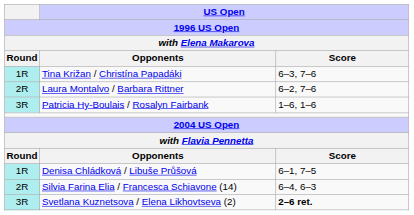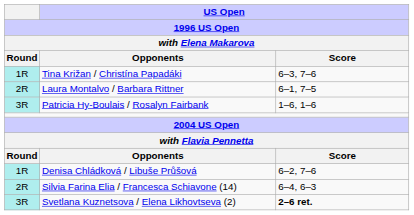(297, 89) 6–2, 7–6 -> (297, 89) 6–1, 7–5
(297, 171) 6–1, 7–5 -> (297, 171) 6–2, 7–6
